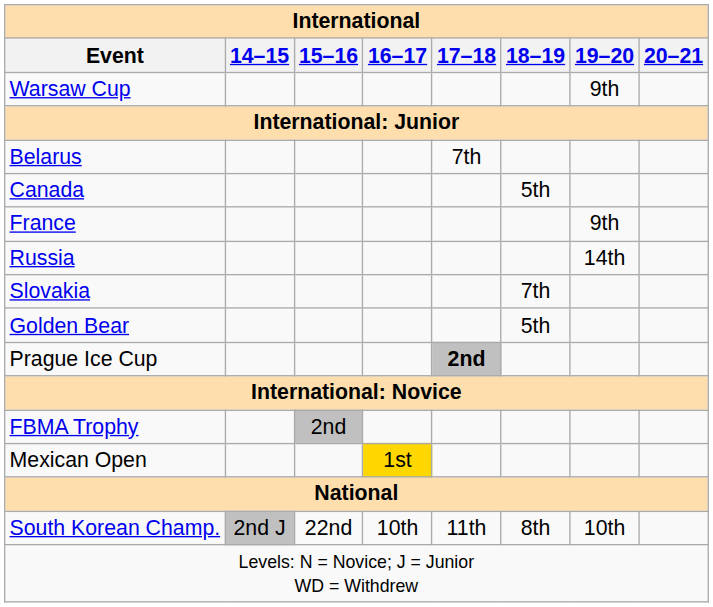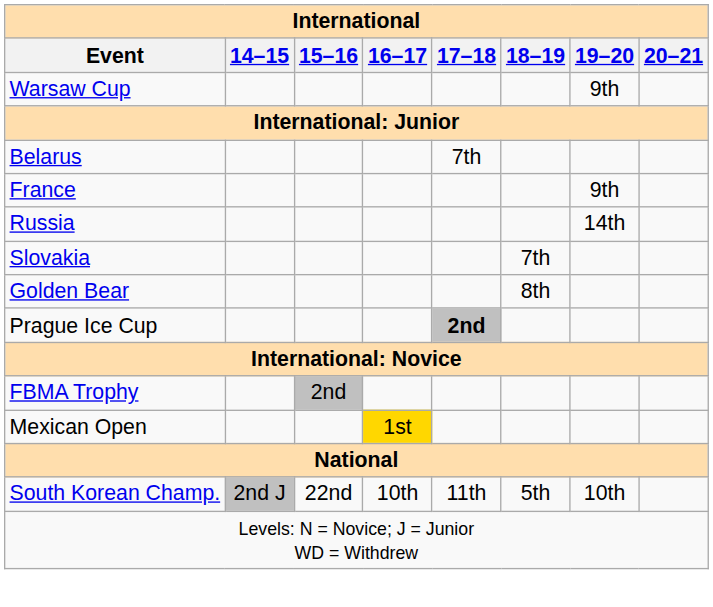- row: (47, 190)
(536, 325) 5th -> (536, 291) 8th
(536, 527) 8th -> (536, 493) 5th
